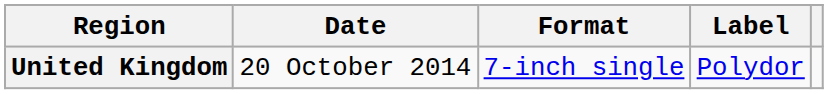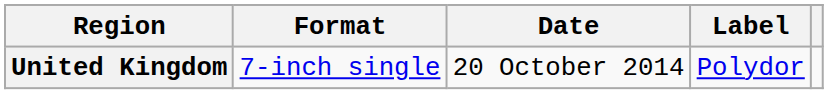columns swapped: (355, 26) <-> (584, 26)
